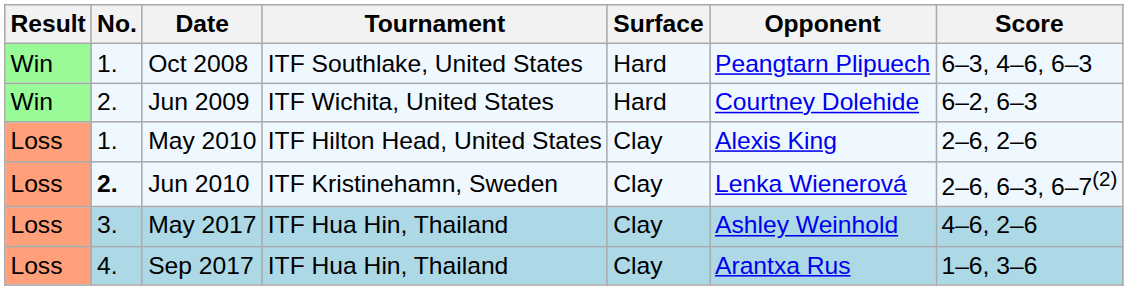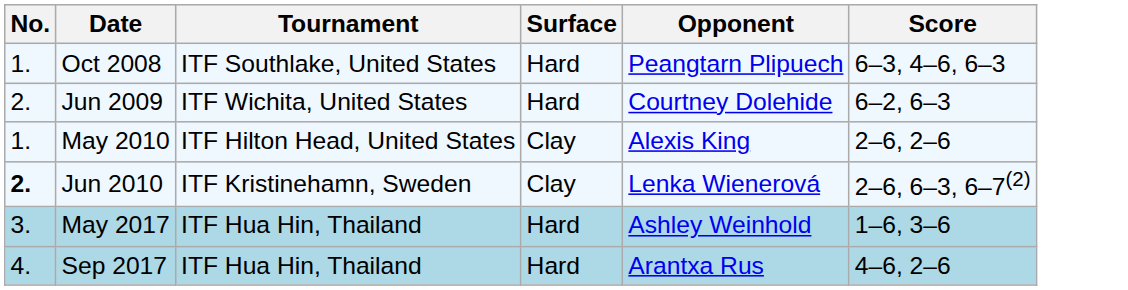- column: (48, 24)
(638, 226) Clay -> (553, 226) Hard
(989, 226) 4–6, 2–6 -> (903, 226) 1–6, 3–6
(638, 265) Clay -> (553, 265) Hard
(989, 265) 1–6, 3–6 -> (903, 265) 4–6, 2–6
